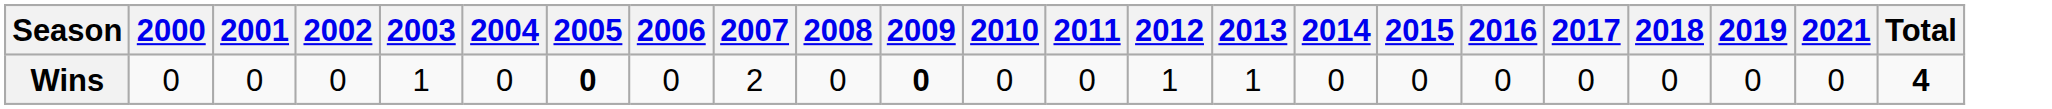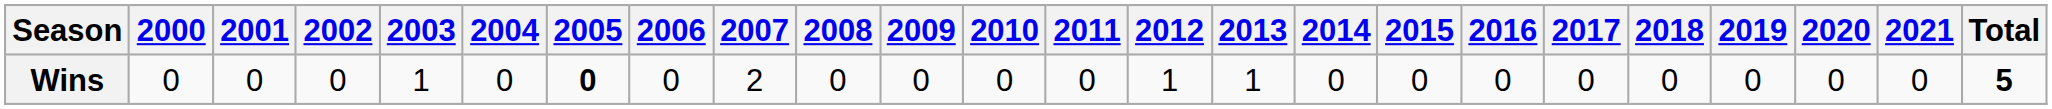+ column: (1836, 30)
(921, 79) bold -> (921, 79) normal
(1921, 79) 4 -> (2004, 79) 5
